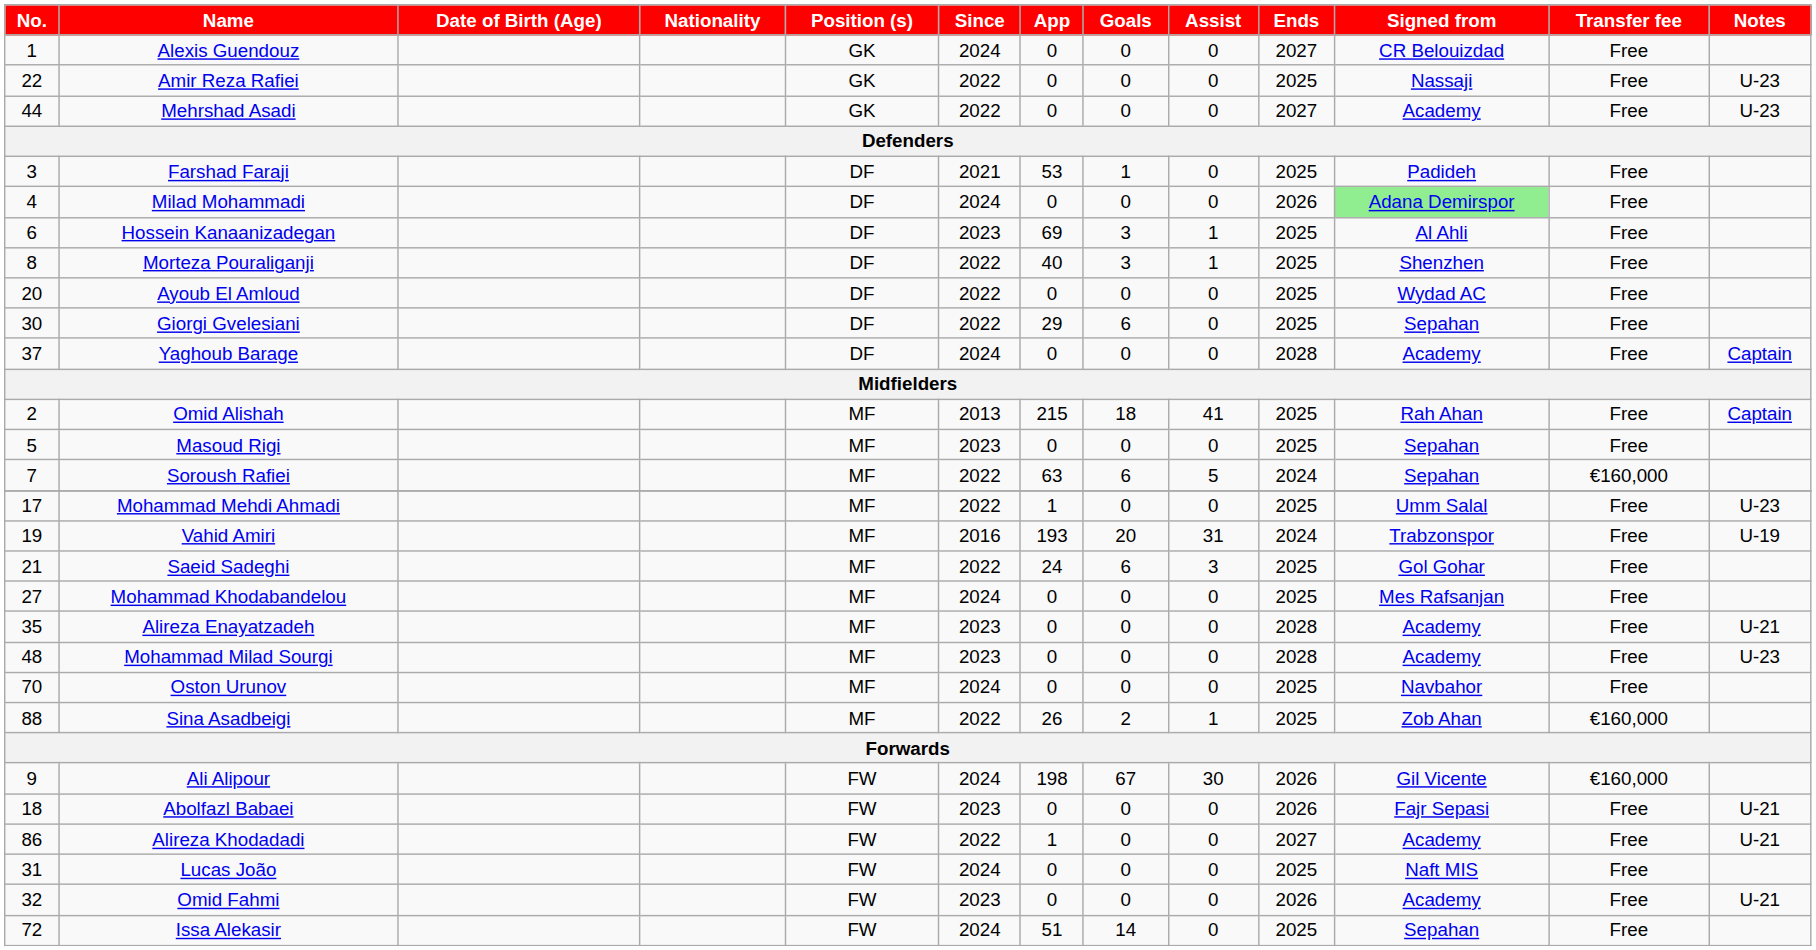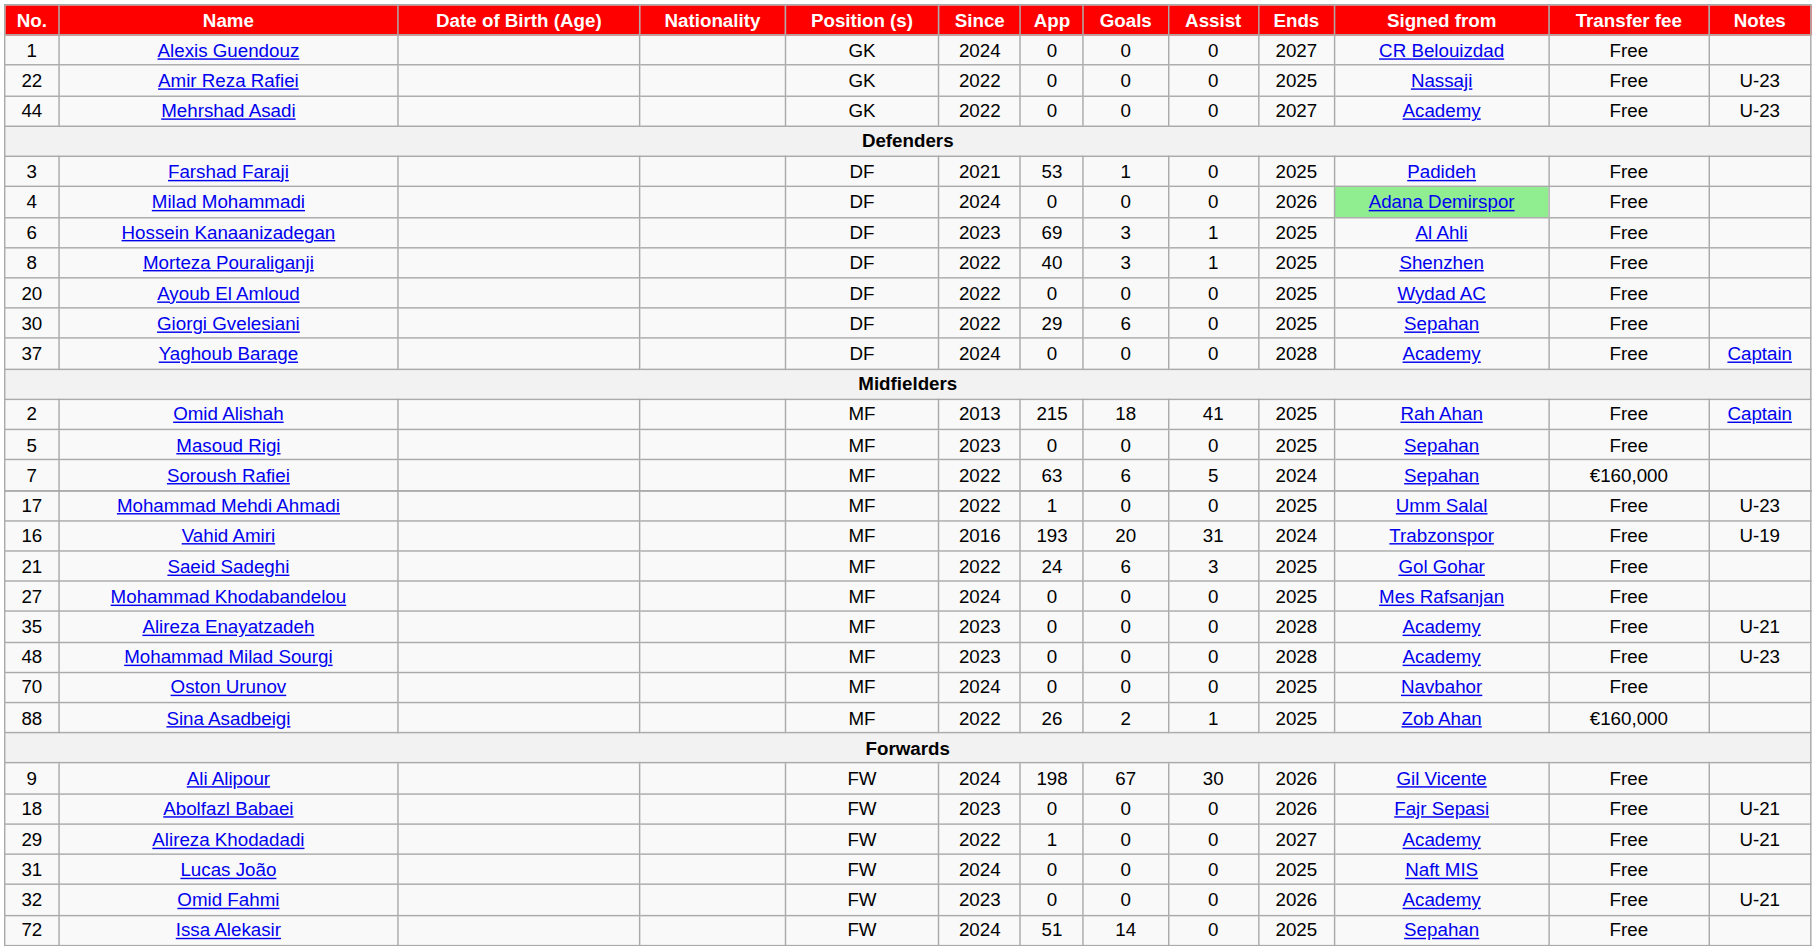(32, 536) 19 -> (32, 536) 16
(1629, 779) €160,000 -> (1629, 779) Free
(32, 839) 86 -> (32, 839) 29
